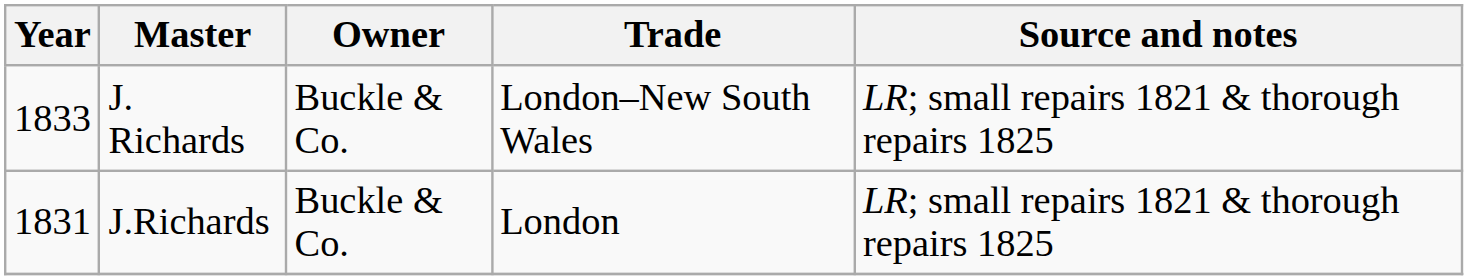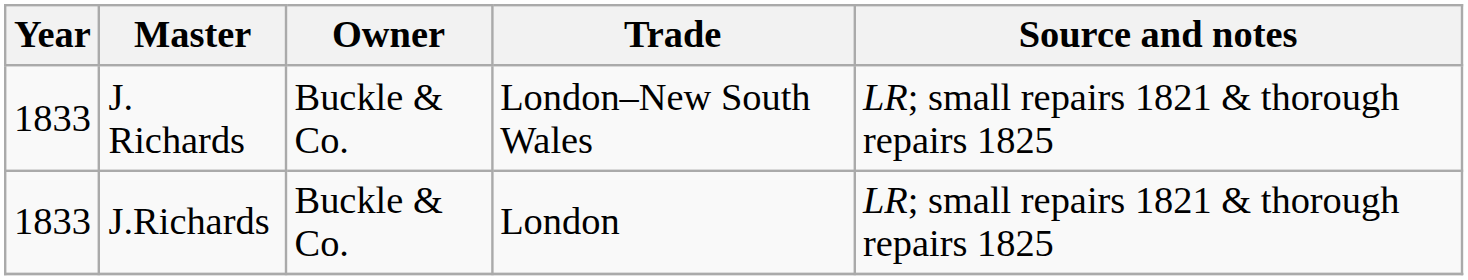(52, 221) 1831 -> (52, 221) 1833
